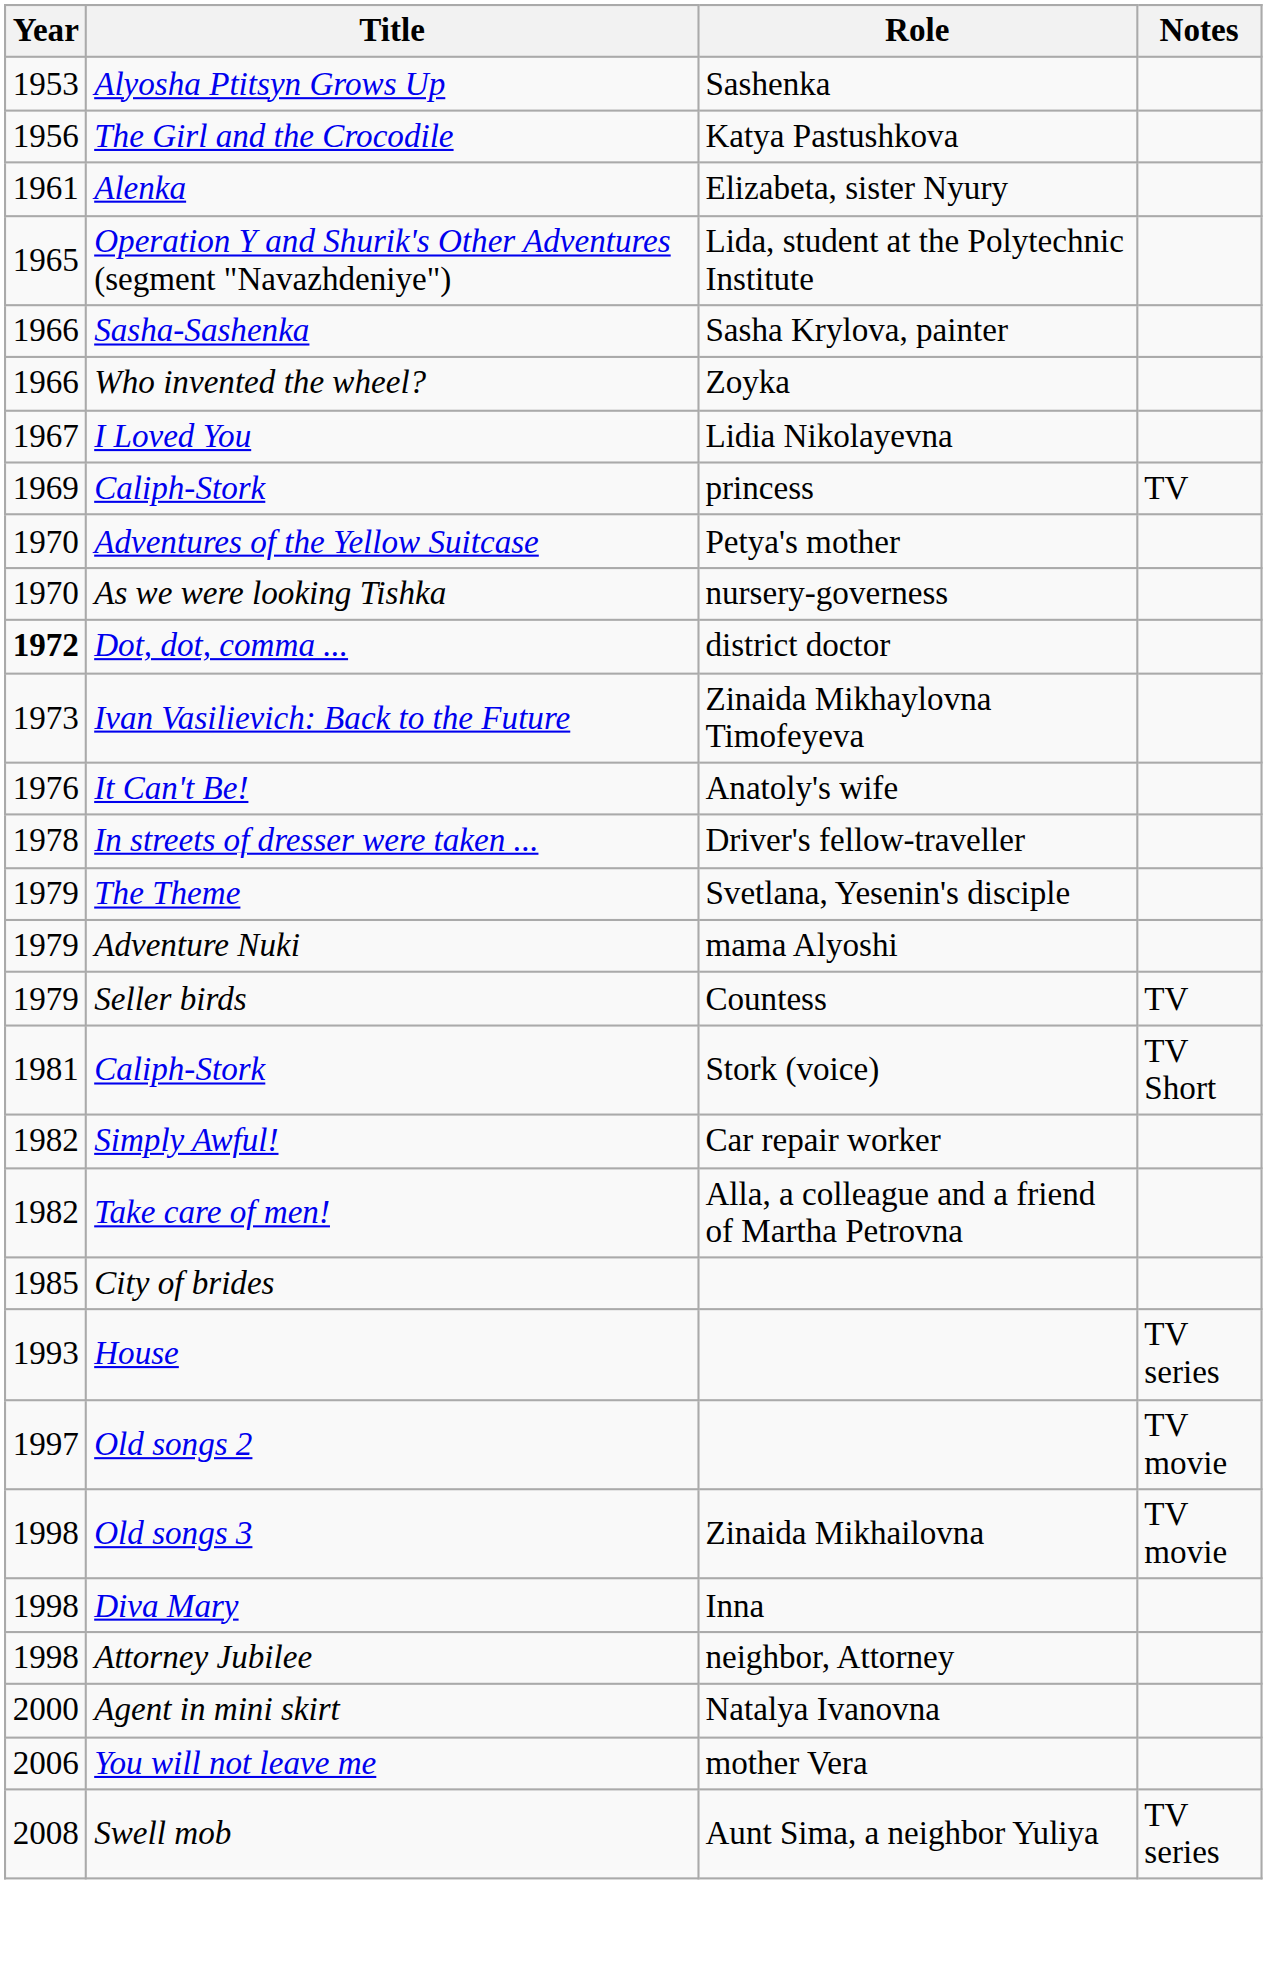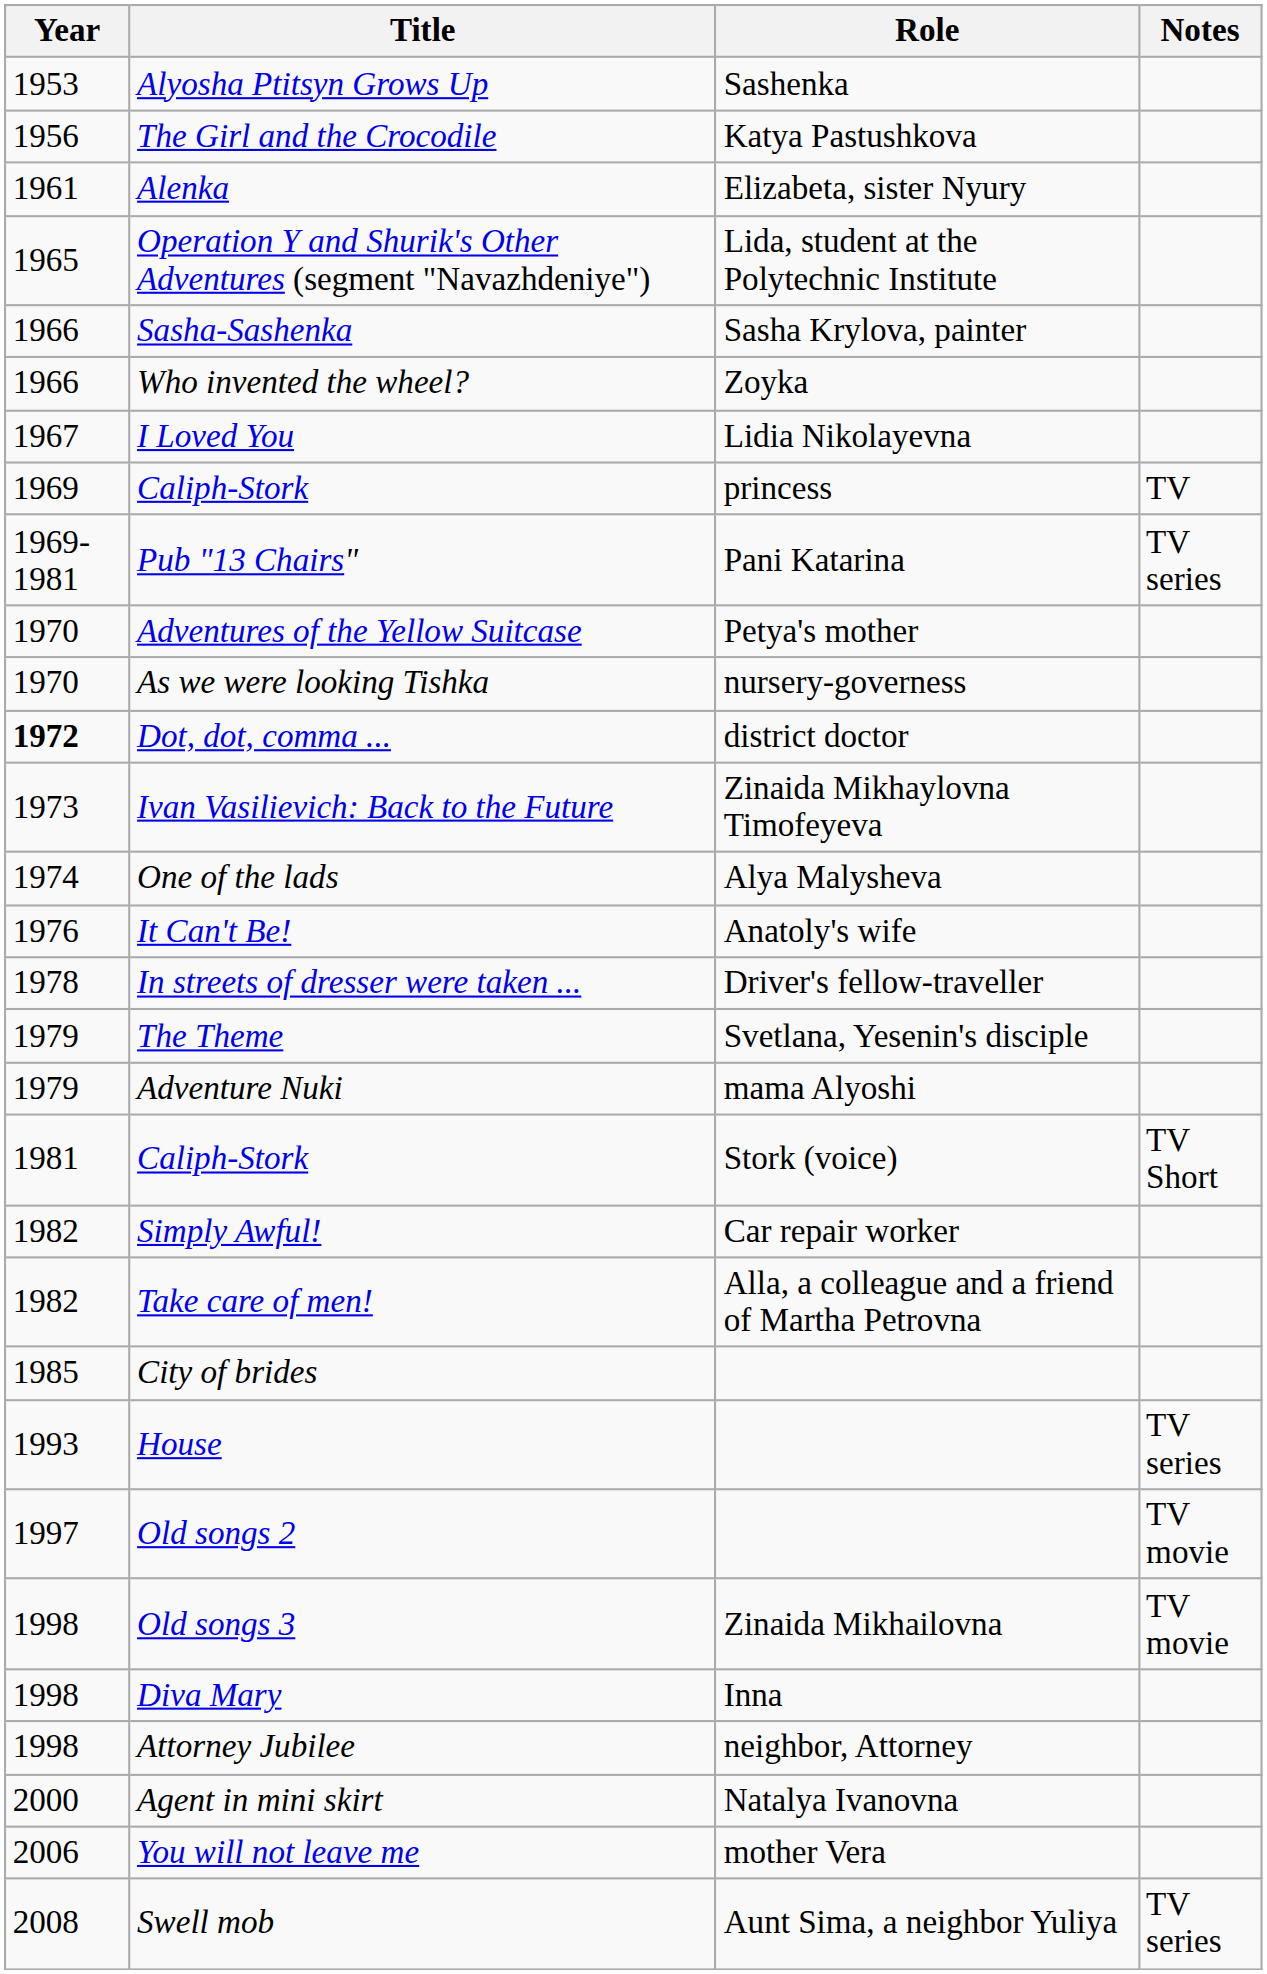+ row: (248, 559)
+ row: (238, 877)
- row: (170, 998)
